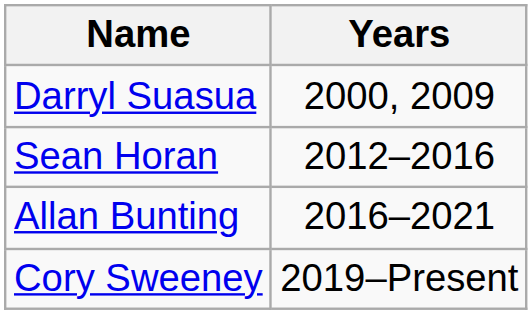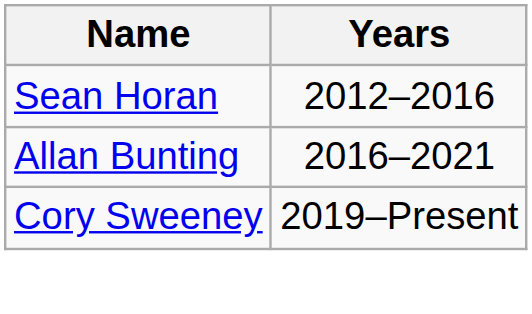- row: (135, 95)
